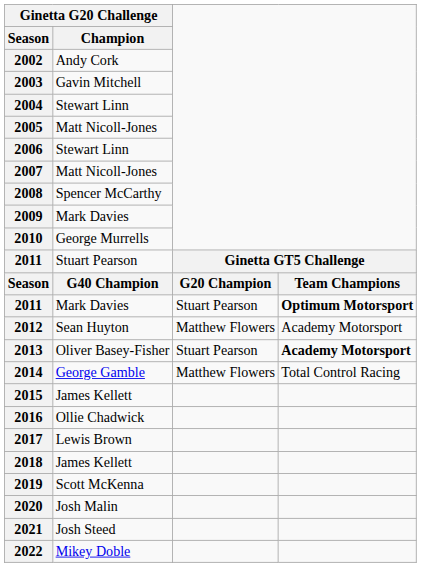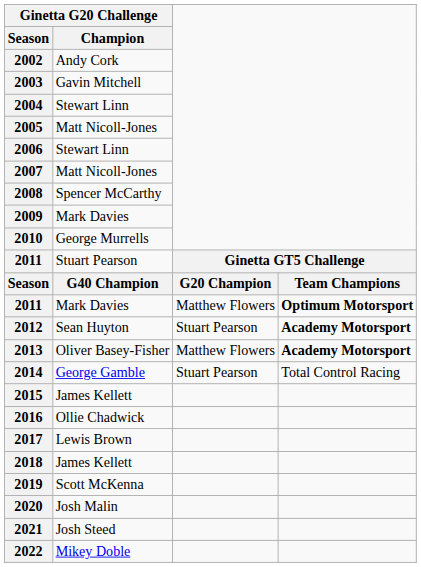(217, 305) Stuart Pearson -> (225, 305) Matthew Flowers
(225, 328) Matthew Flowers -> (217, 328) Stuart Pearson
(342, 328) normal -> (346, 328) bold
(217, 350) Stuart Pearson -> (225, 350) Matthew Flowers
(225, 372) Matthew Flowers -> (217, 372) Stuart Pearson
